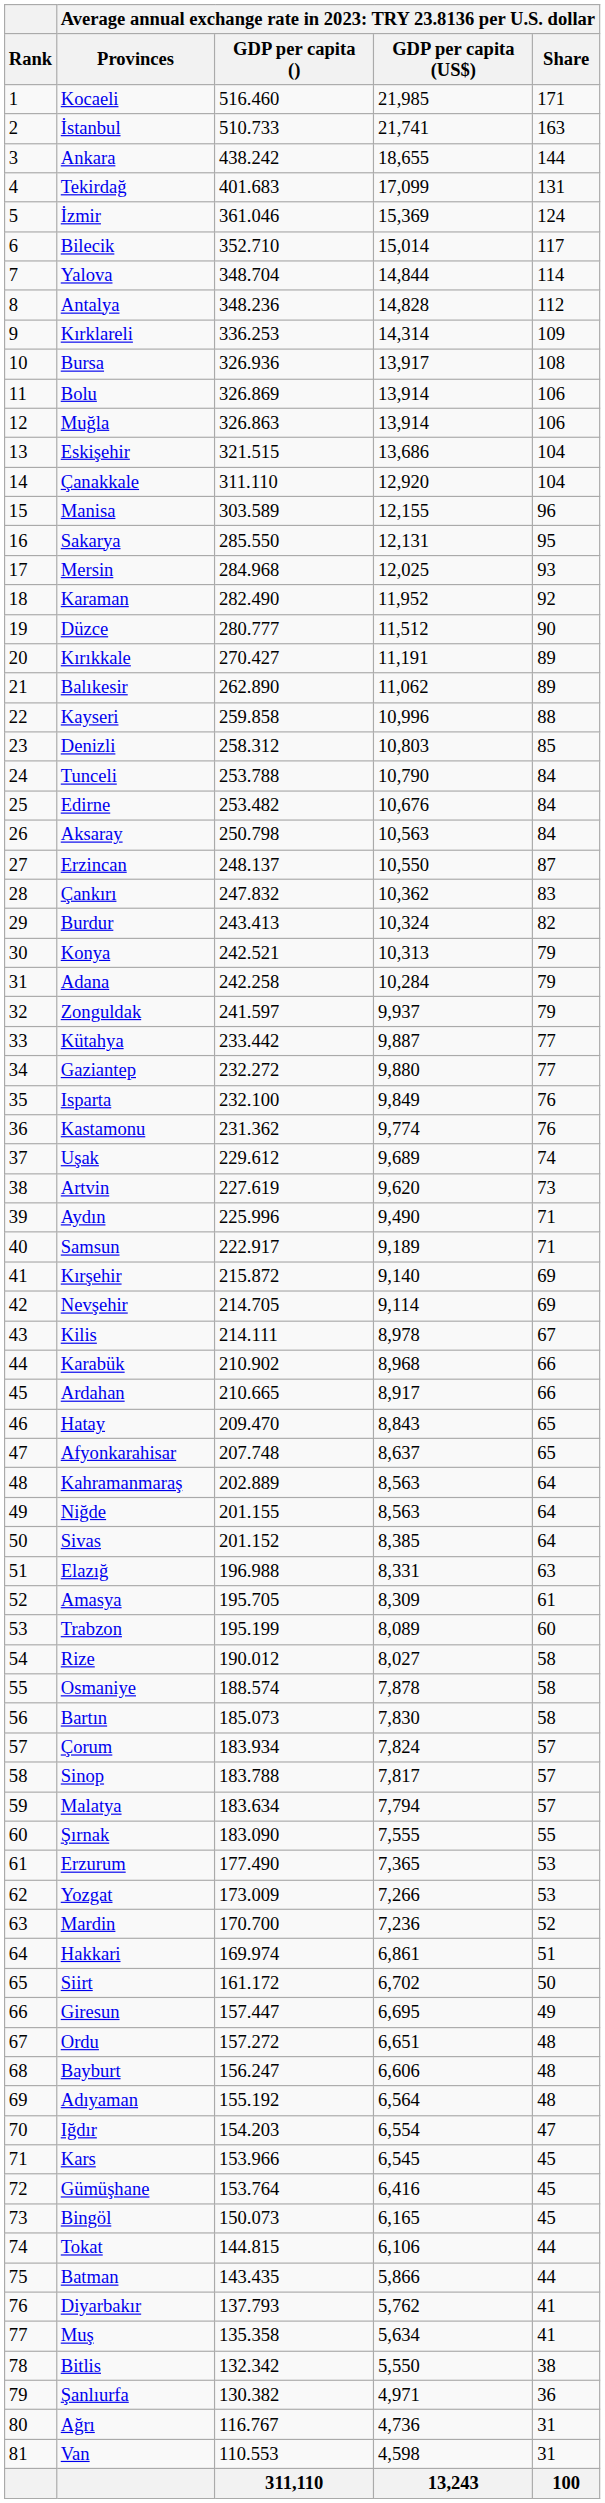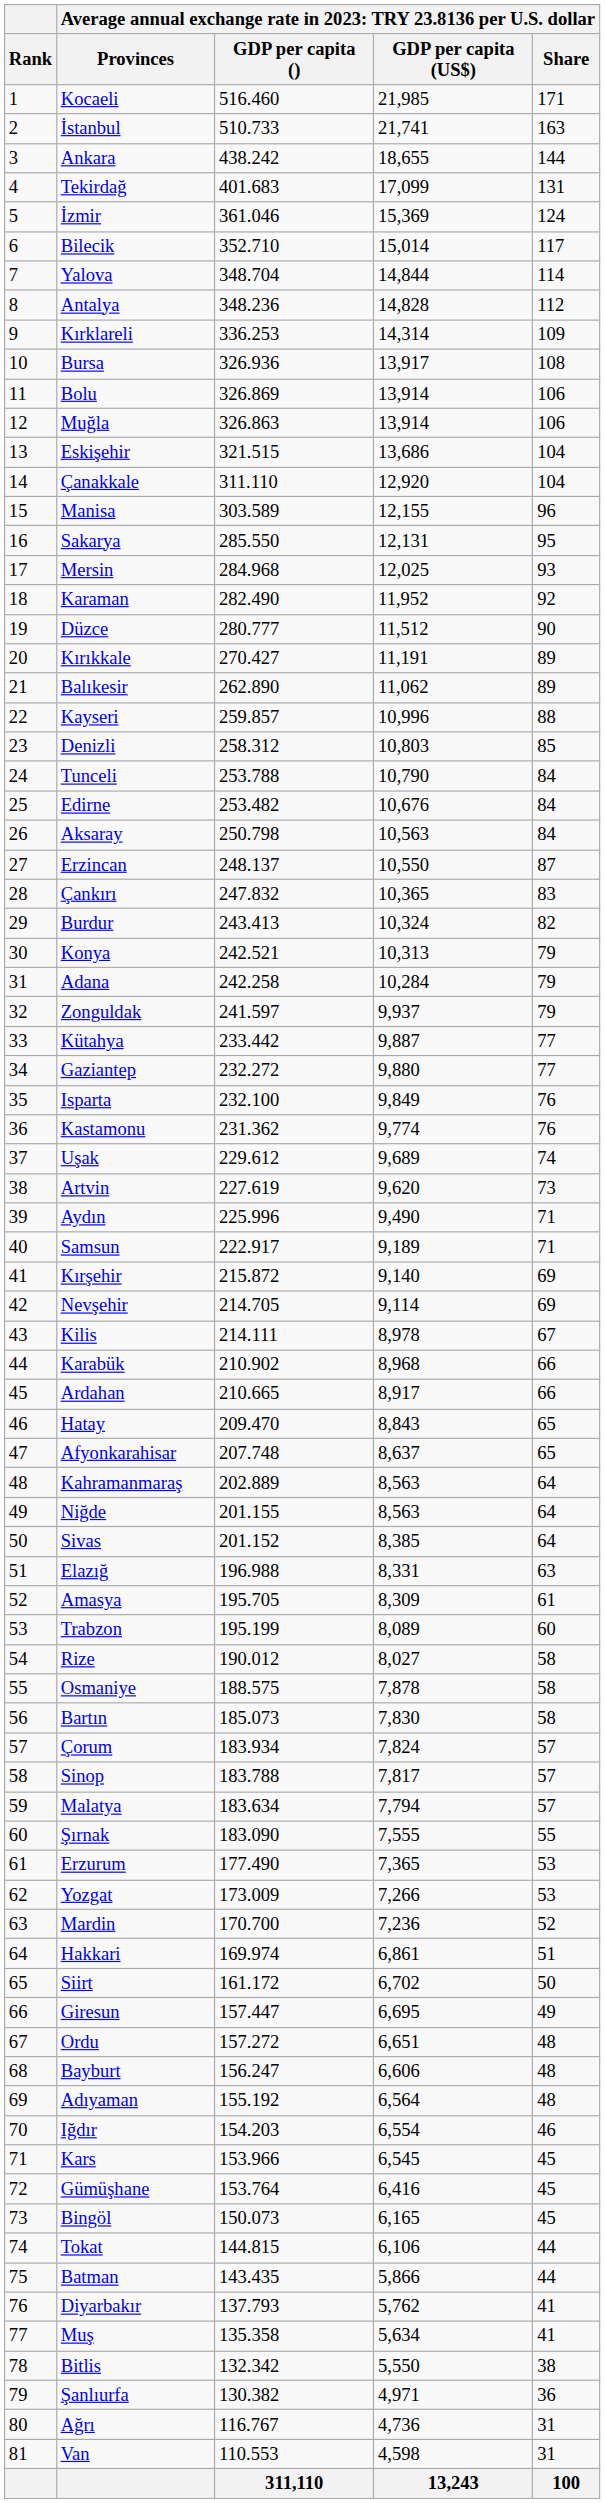(249, 717) 259.858 -> (249, 717) 259.857
(404, 893) 10,362 -> (404, 893) 10,365
(249, 1688) 188.574 -> (249, 1688) 188.575
(546, 2129) 47 -> (546, 2129) 46
